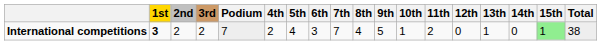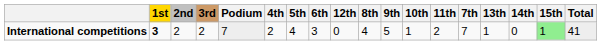columns swapped: (342, 13) <-> (466, 13)
(574, 31) 38 -> (574, 31) 41
